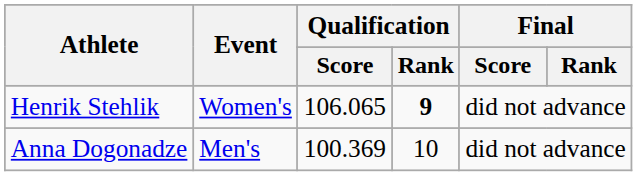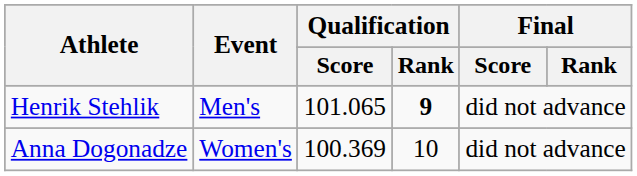(246, 107) Women's -> (230, 107) Men's
(345, 107) 106.065 -> (345, 107) 101.065
(230, 148) Men's -> (246, 148) Women's
